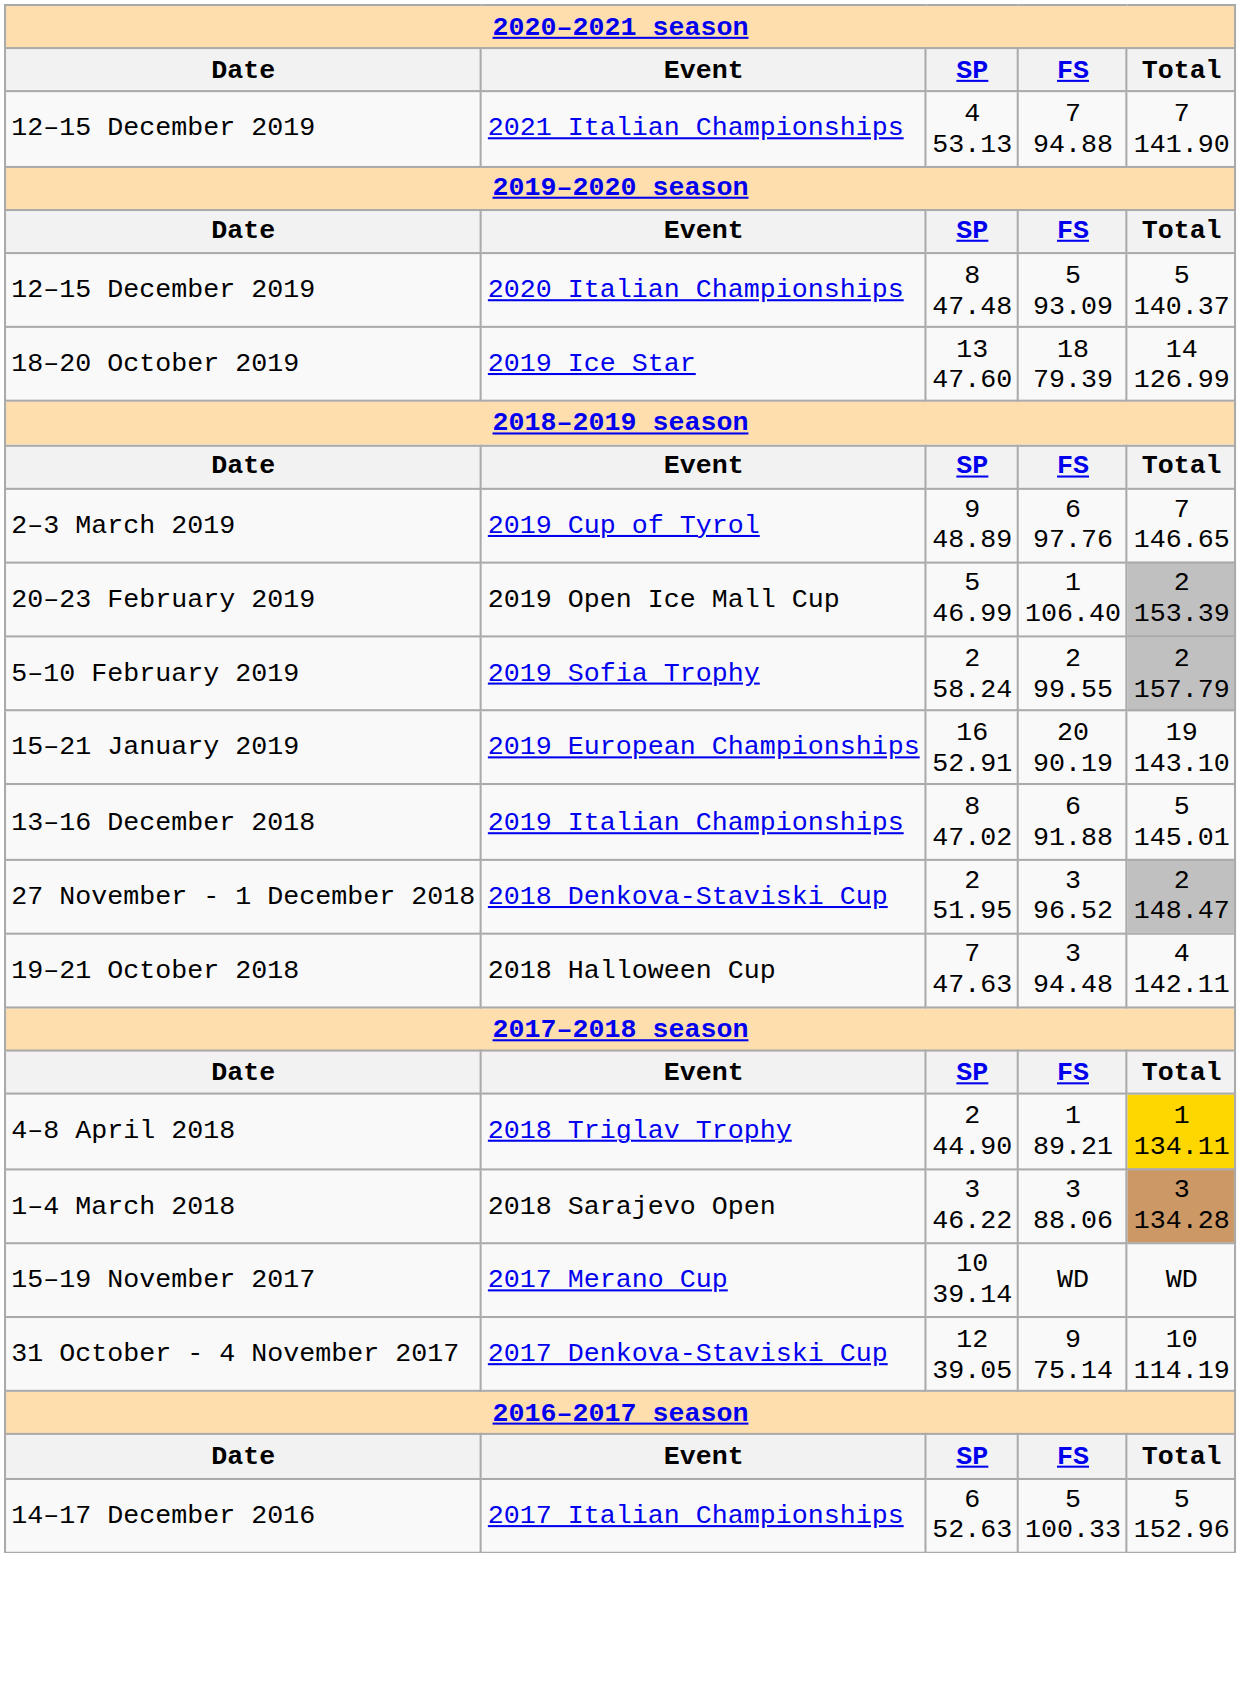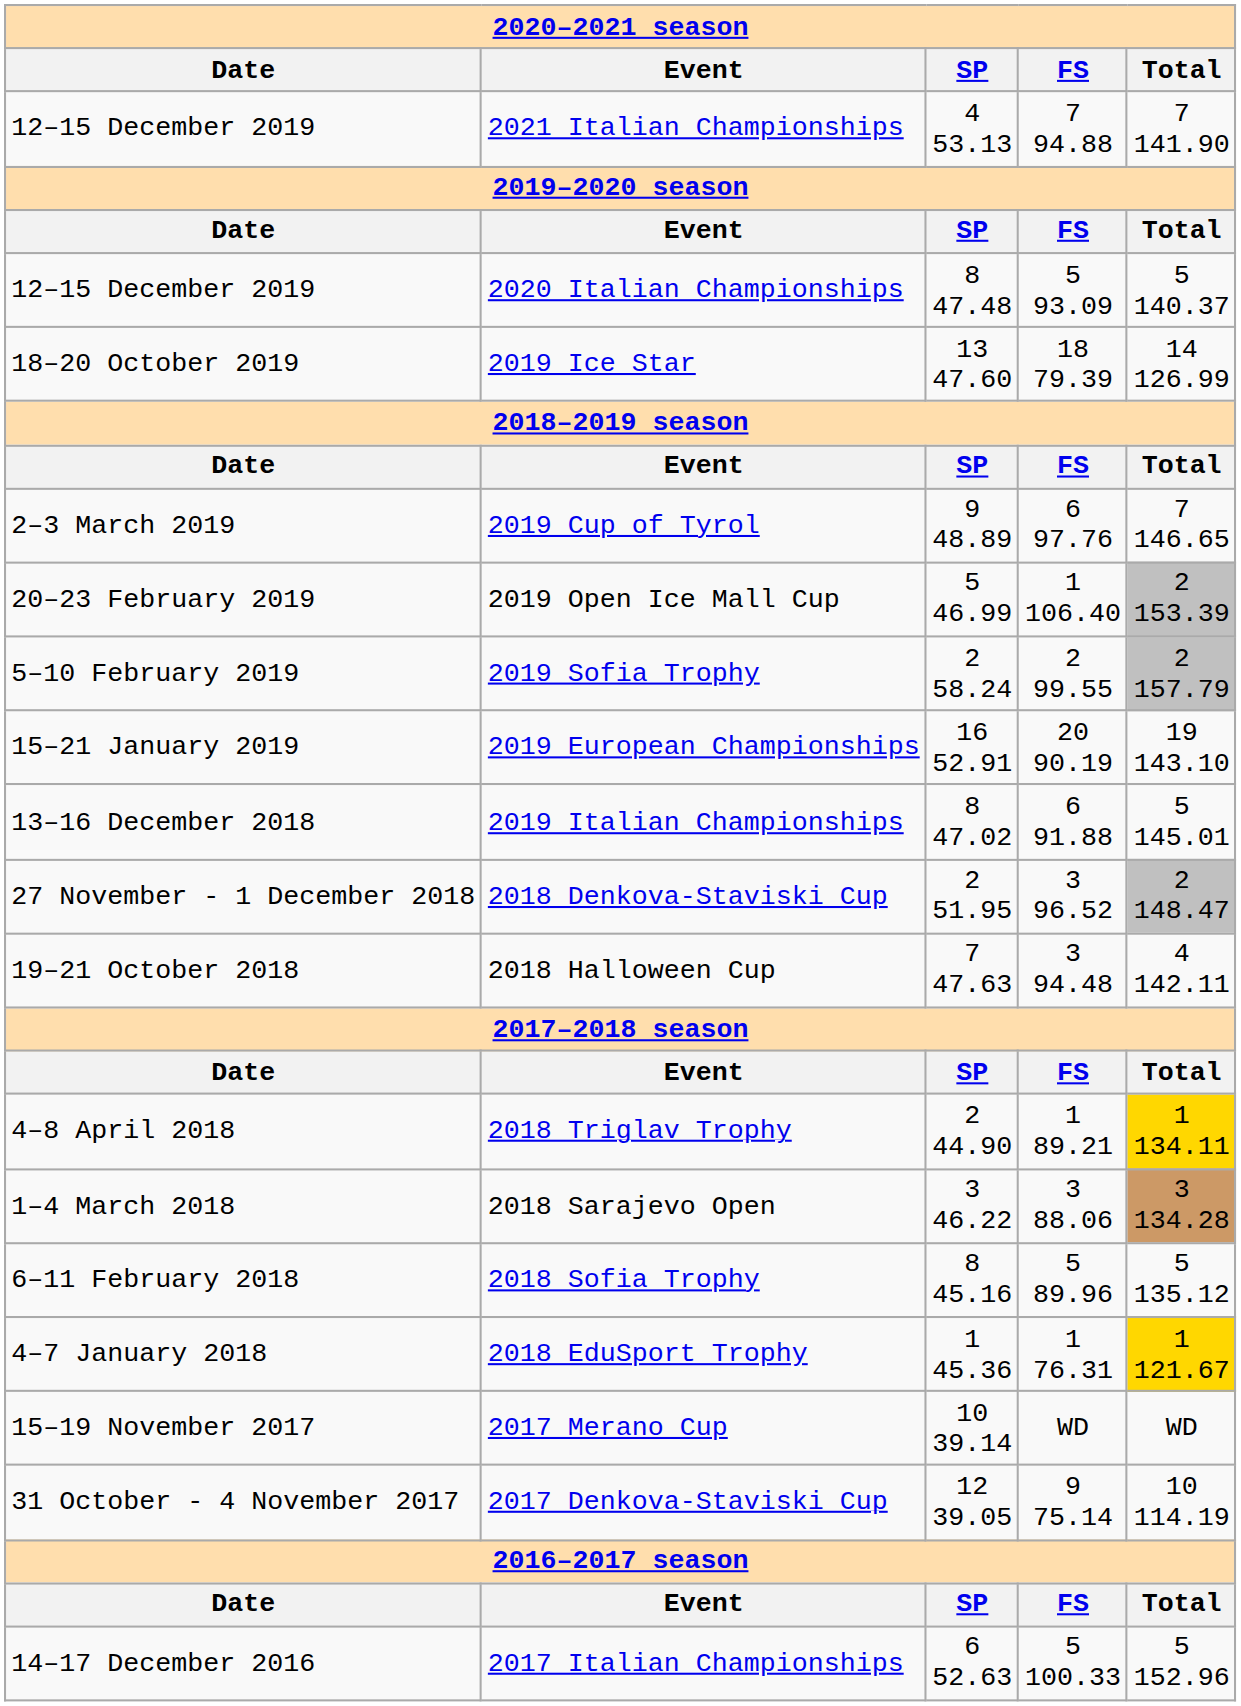+ row: (624, 1280)
+ row: (648, 1354)
